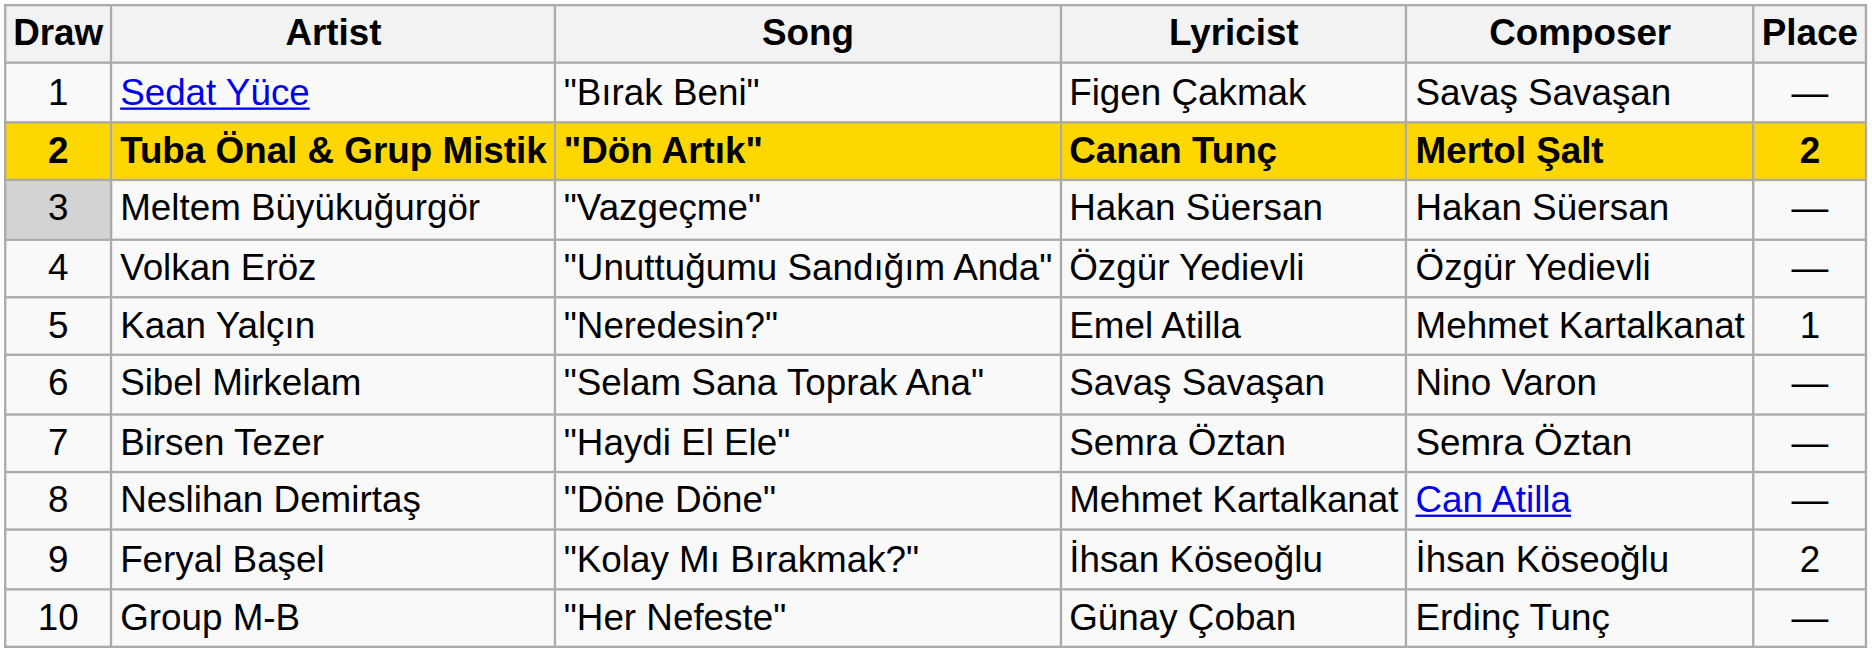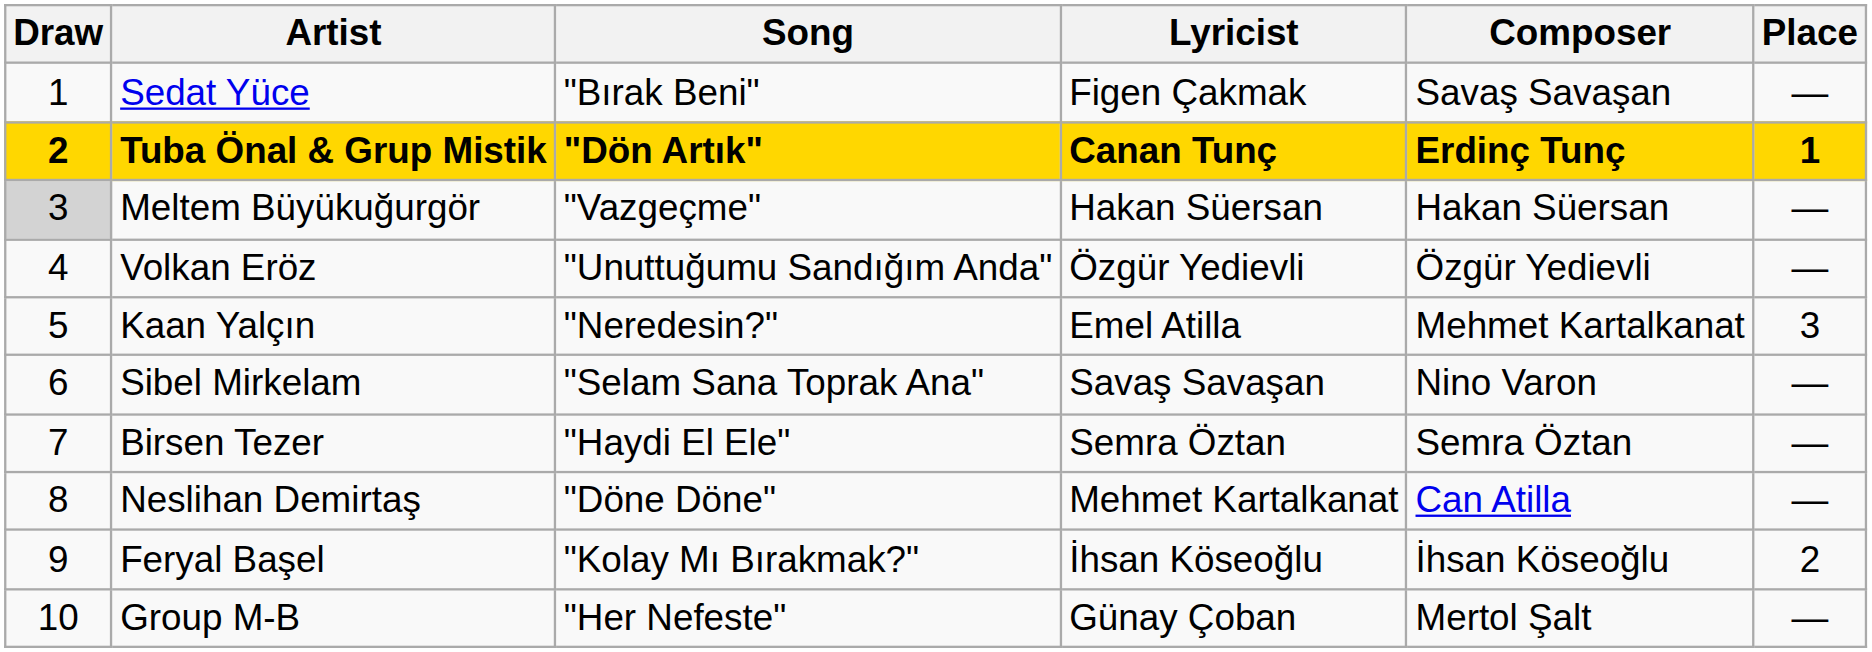(1510, 150) Mertol Şalt -> (1520, 150) Erdinç Tunç
(1810, 150) 2 -> (1810, 150) 1
(1810, 325) 1 -> (1810, 325) 3
(1513, 617) Erdinç Tunç -> (1503, 617) Mertol Şalt
